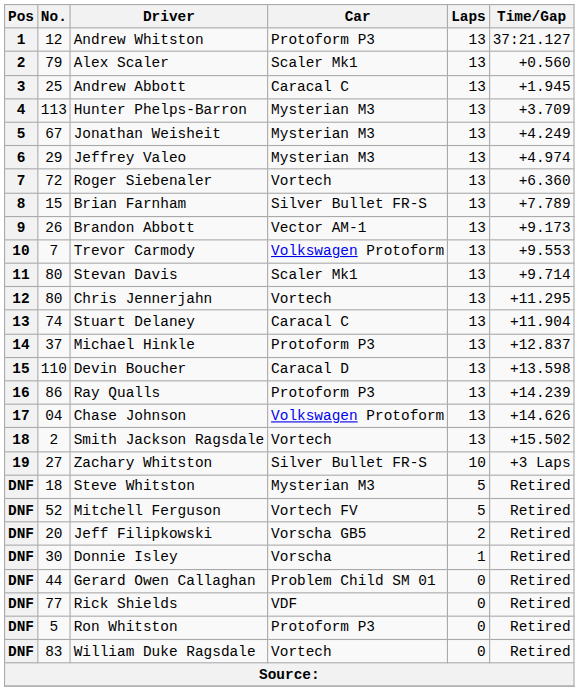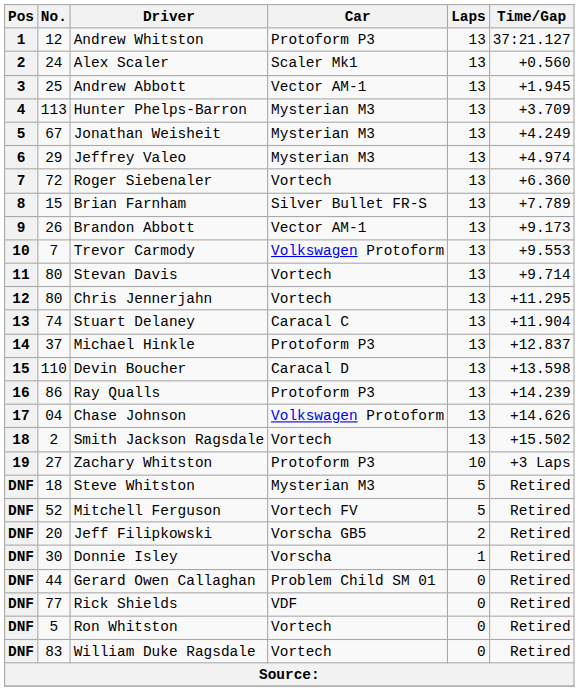(54, 63) 79 -> (54, 63) 24
(310, 87) Caracal C -> (319, 87) Vector AM-1
(314, 275) Scaler Mk1 -> (301, 275) Vortech
(349, 463) Silver Bullet FR-S -> (323, 463) Protoform P3
(323, 628) Protoform P3 -> (301, 628) Vortech
